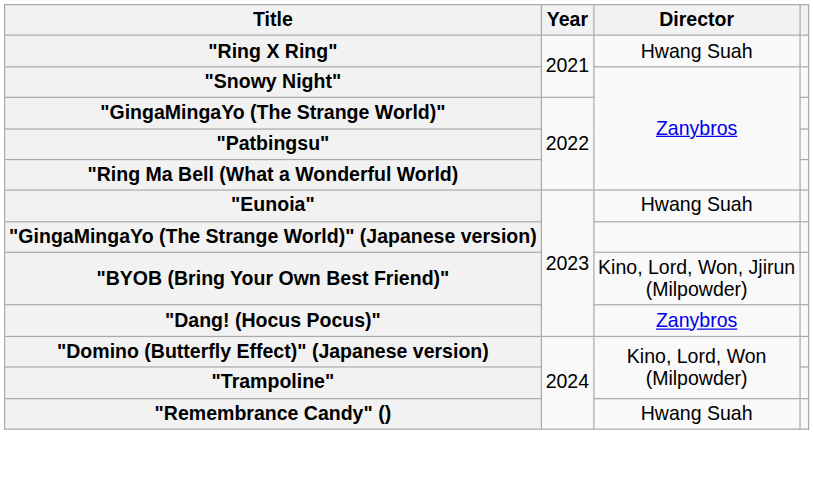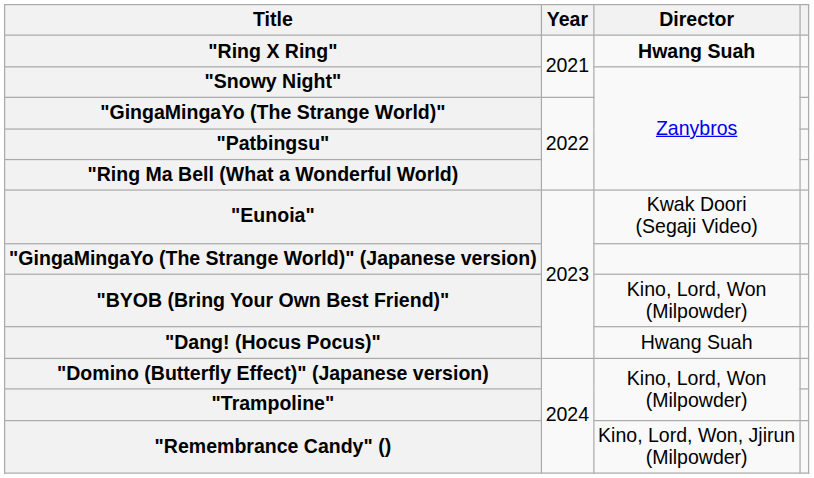(697, 50) normal -> (697, 50) bold
(697, 205) Hwang Suah -> (697, 216) Kwak Doori (Segaji Video)
(697, 278) Kino, Lord, Won, Jjirun (Milpowder) -> (697, 300) Kino, Lord, Won (Milpowder)
(697, 320) Zanybros -> (697, 342) Hwang Suah
(697, 413) Hwang Suah -> (697, 446) Kino, Lord, Won, Jjirun (Milpowder)
